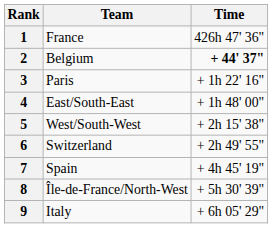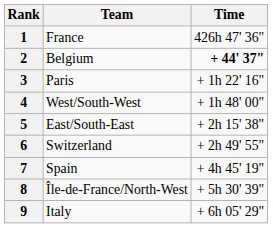(90, 102) East/South-East -> (94, 102) West/South-West
(94, 124) West/South-West -> (90, 124) East/South-East
